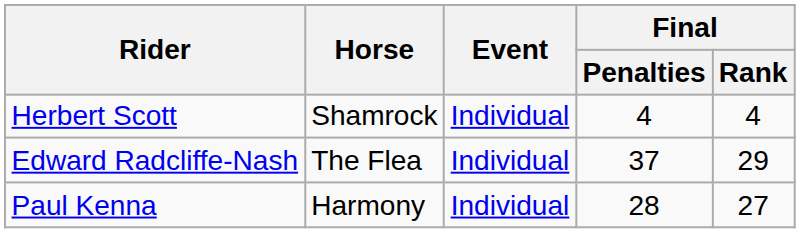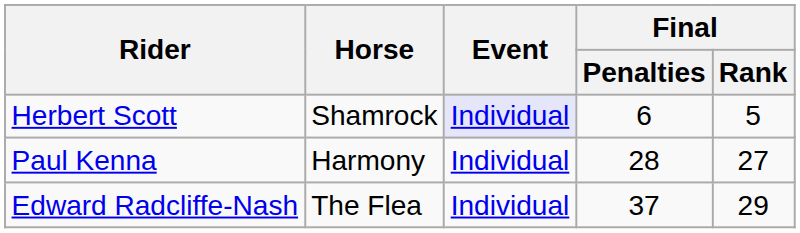(510, 116) no background -> (510, 116) lavender background
(644, 116) 4 -> (644, 116) 6
(753, 116) 4 -> (753, 116) 5
rows swapped: (84, 205) <-> (155, 161)
